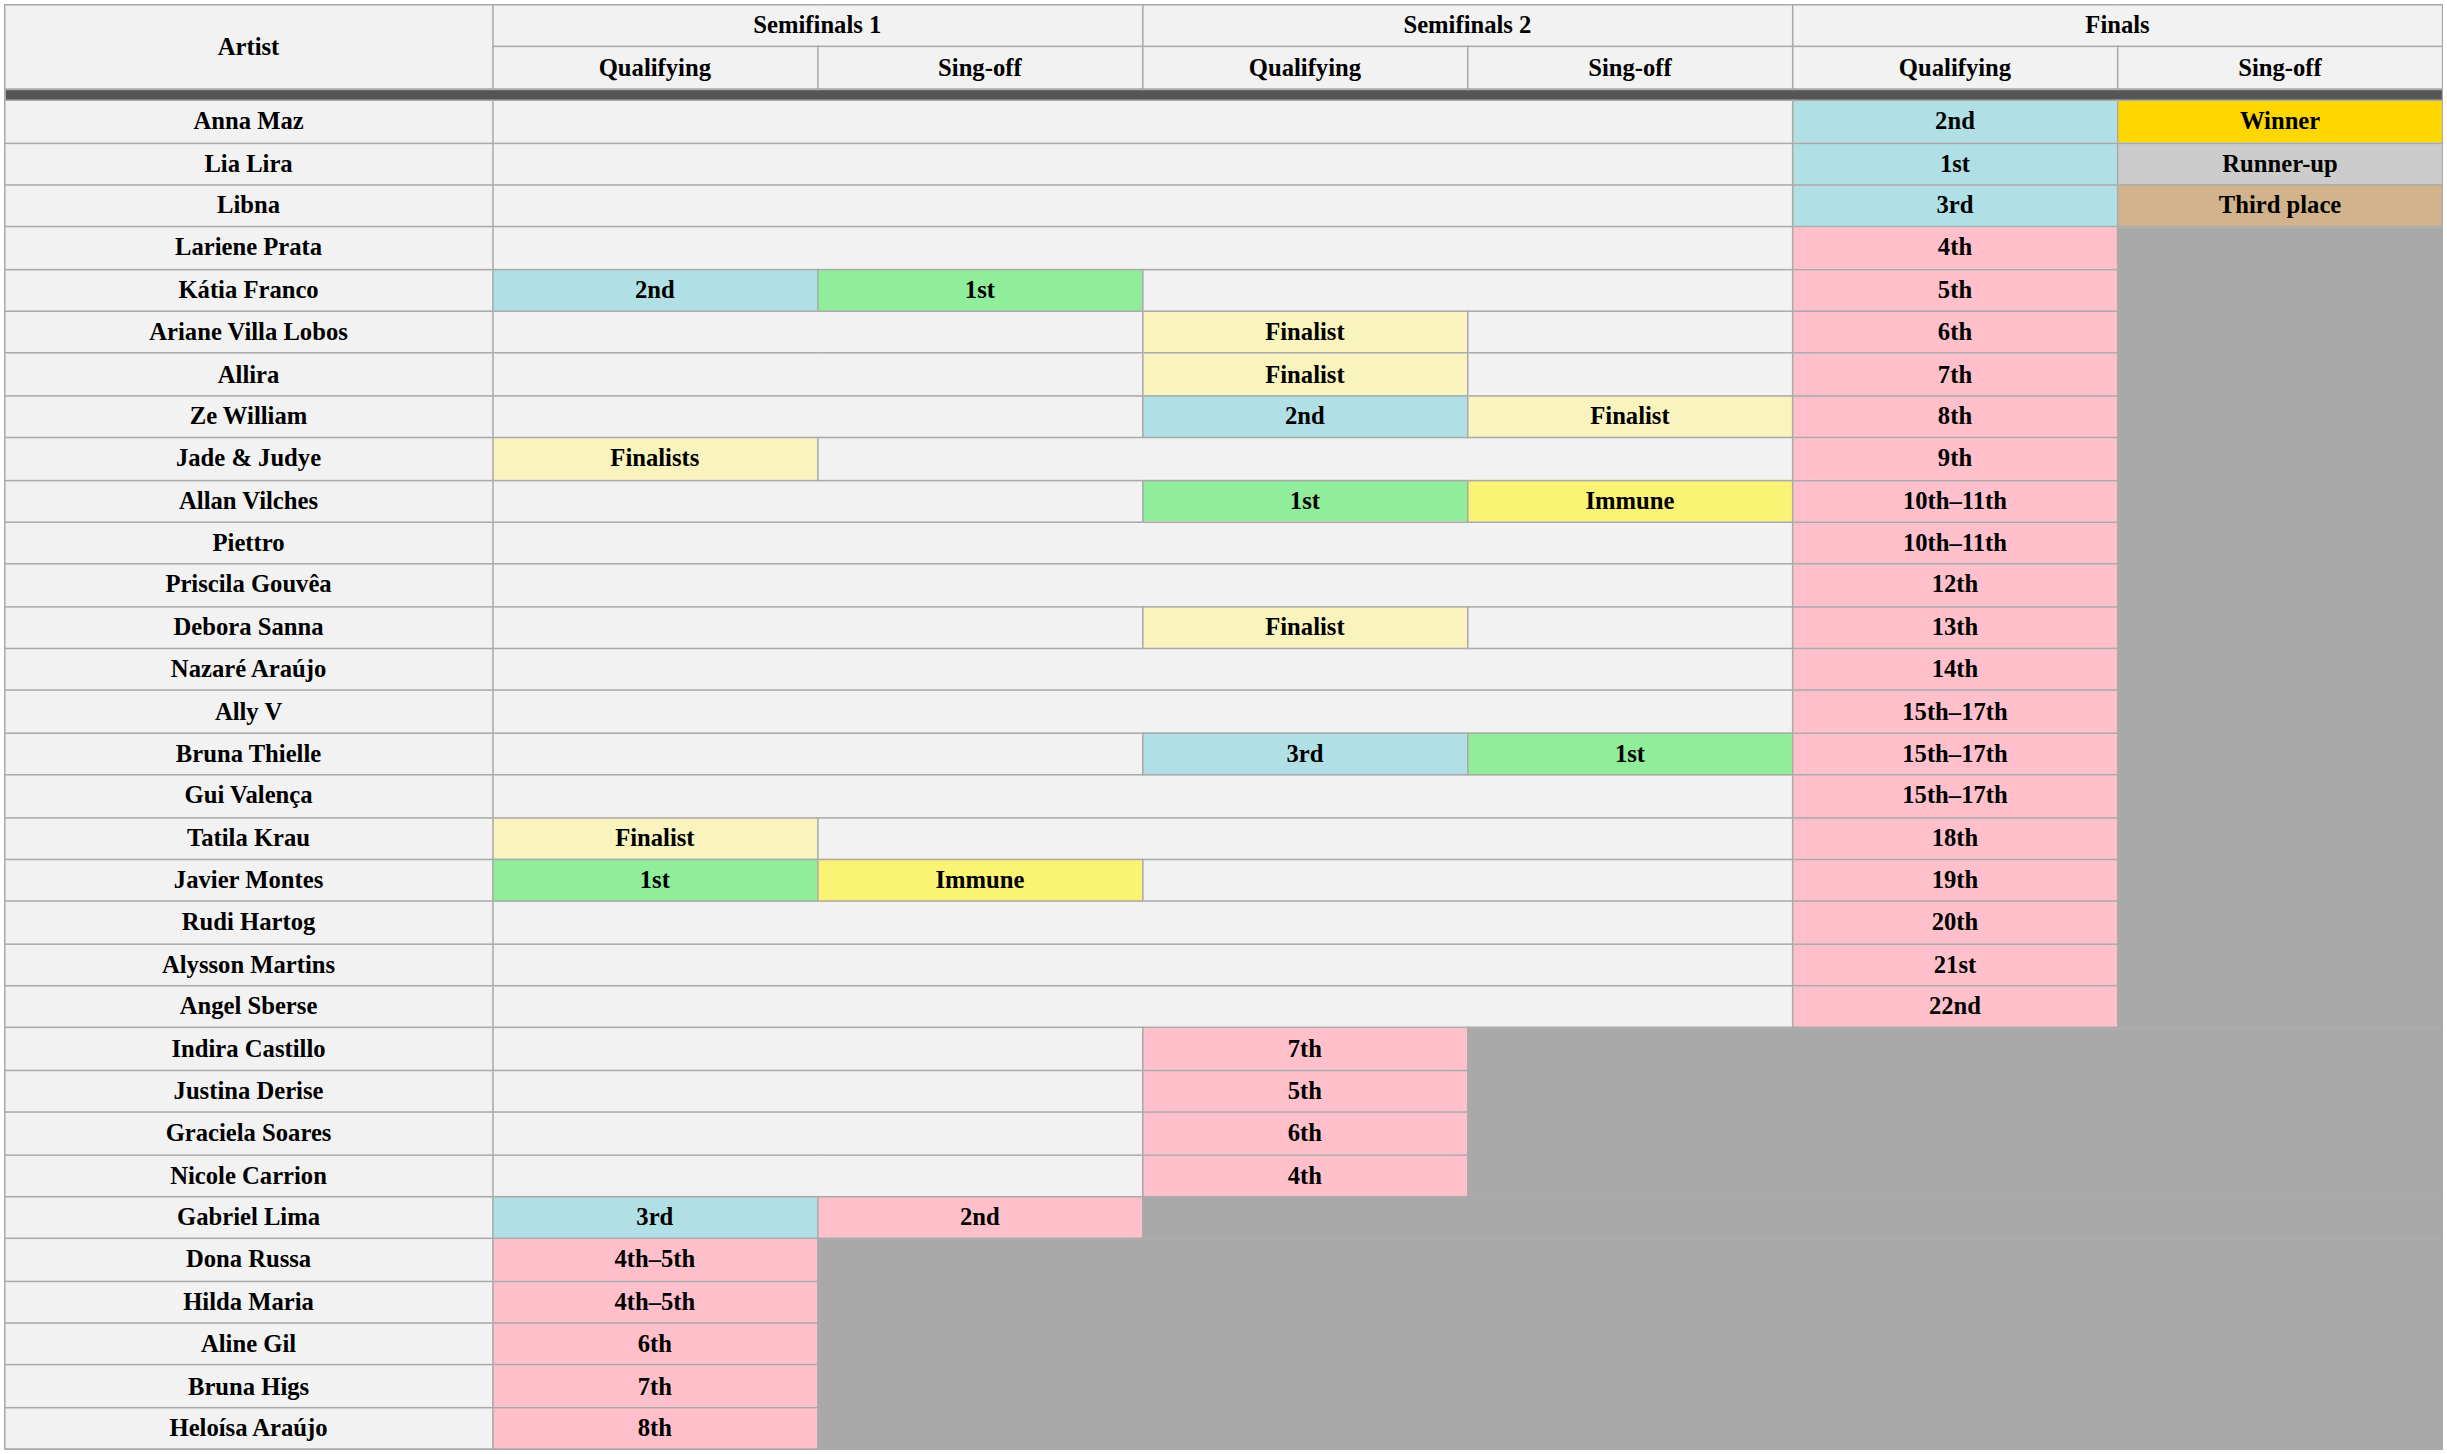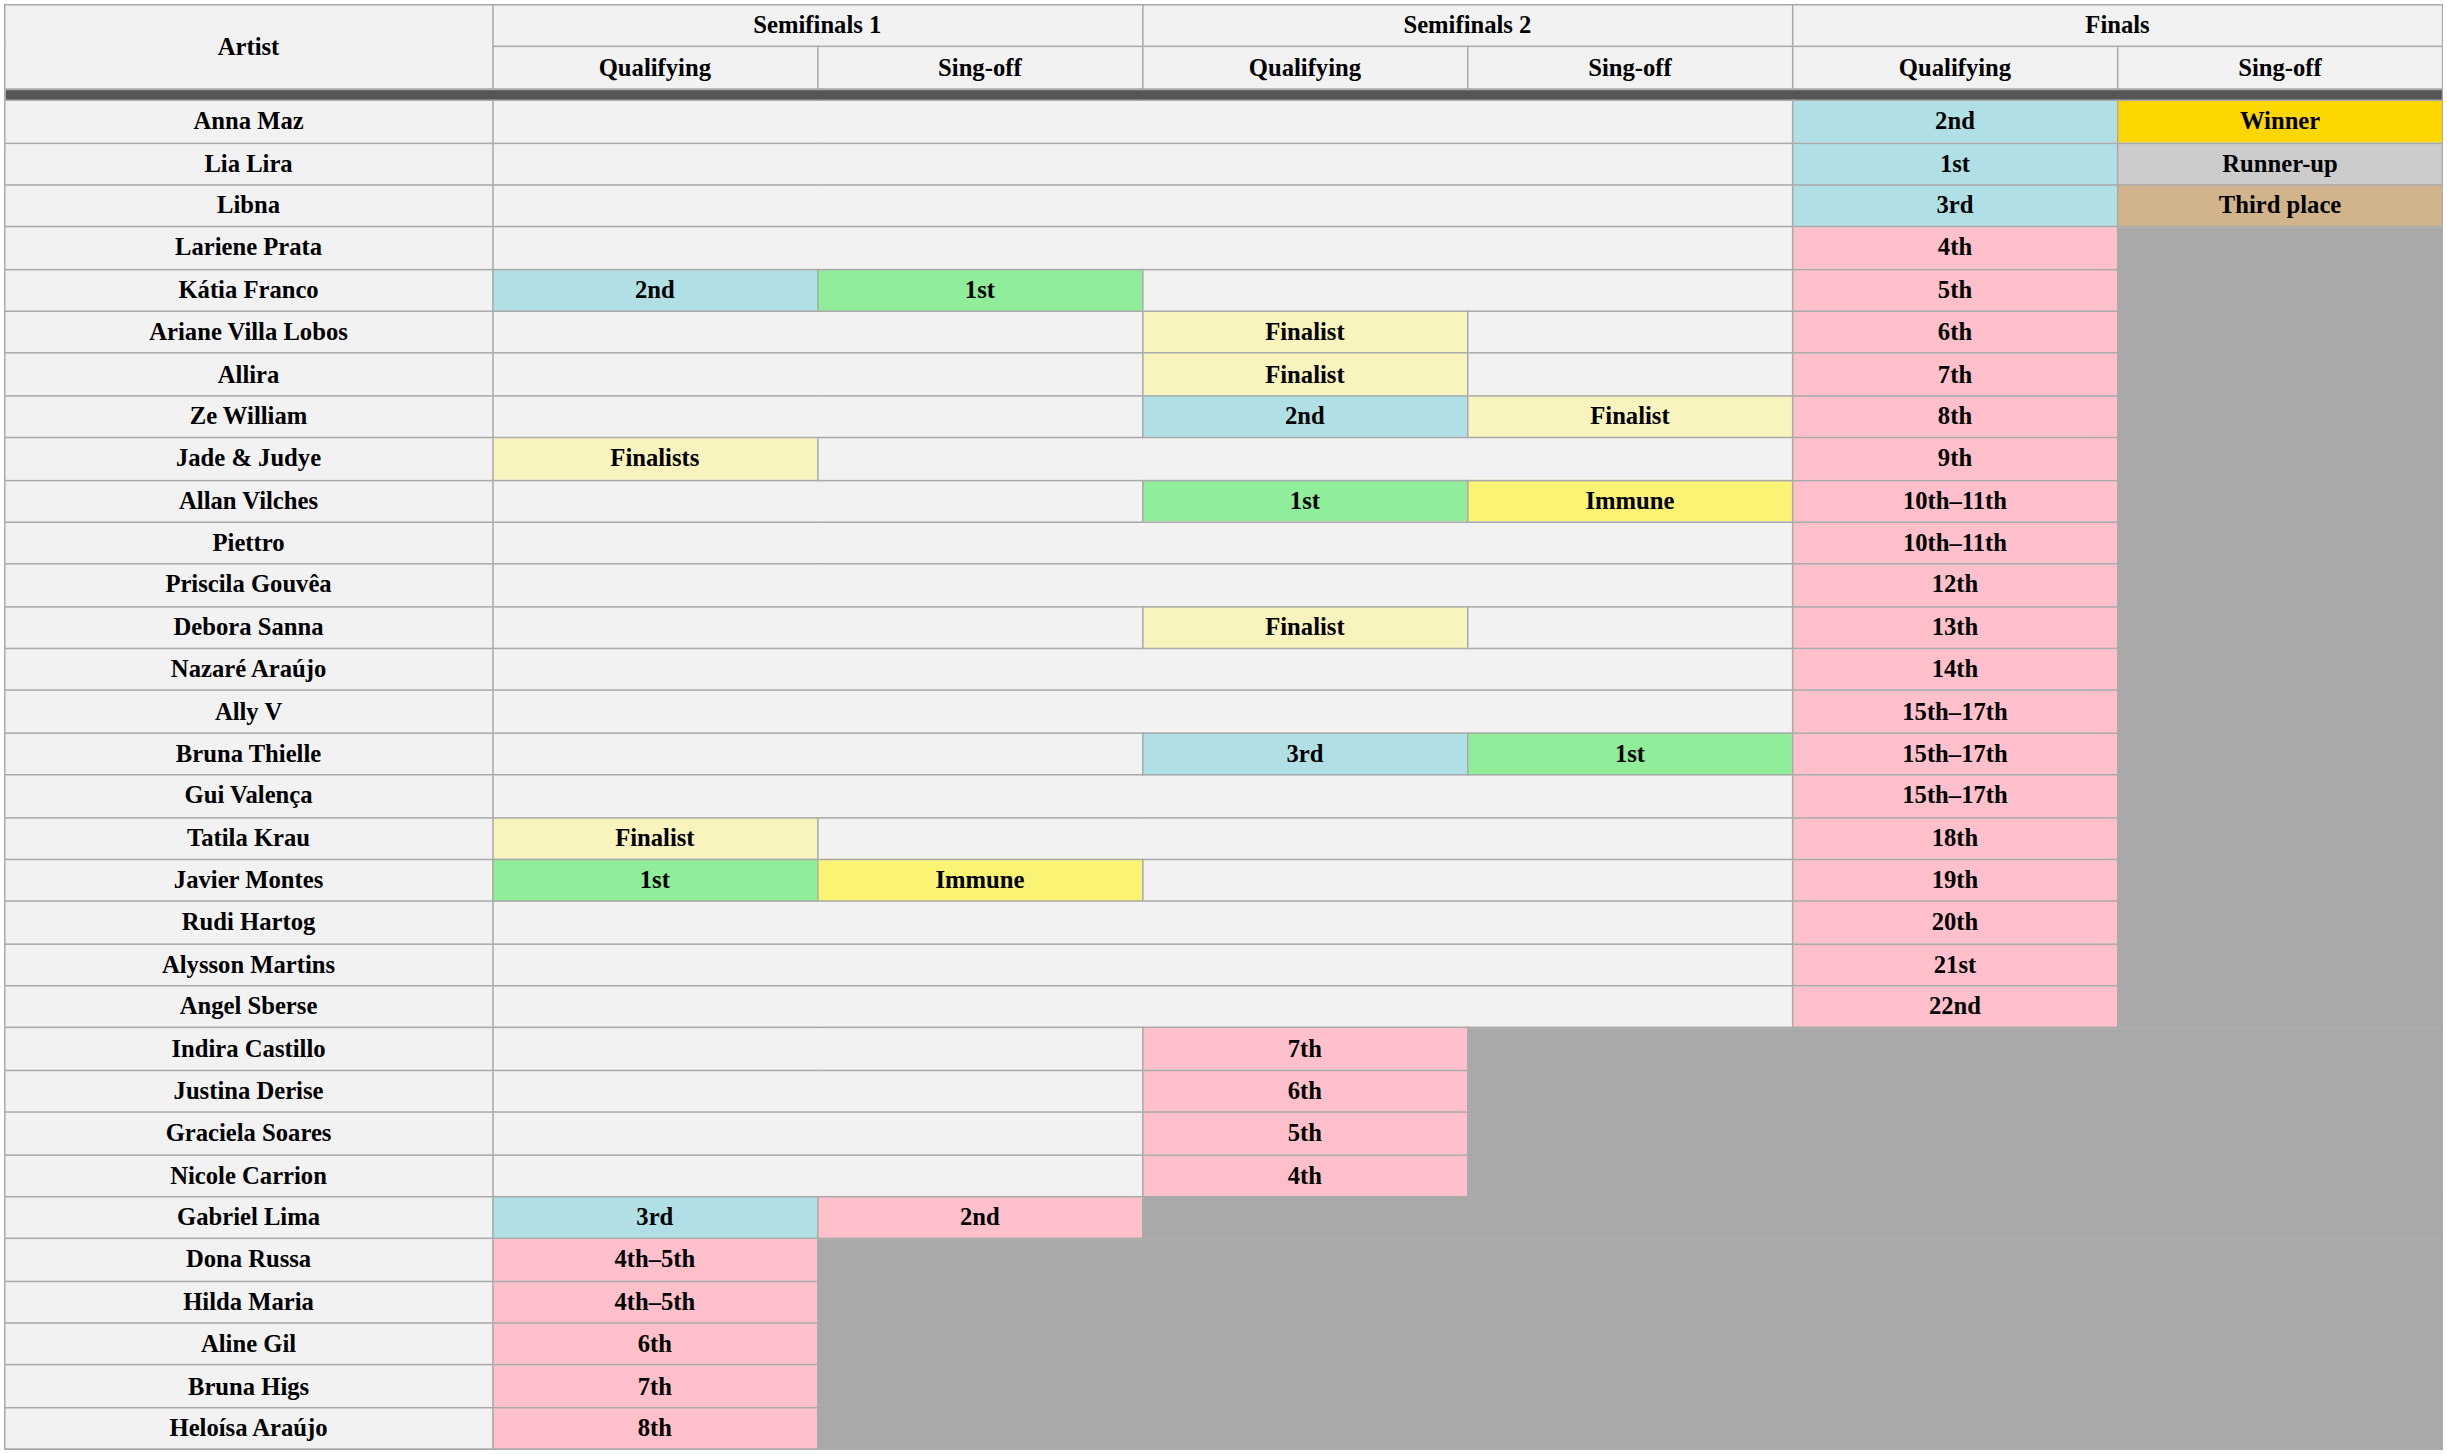(1305, 1090) 5th -> (1305, 1090) 6th
(1305, 1133) 6th -> (1305, 1133) 5th
